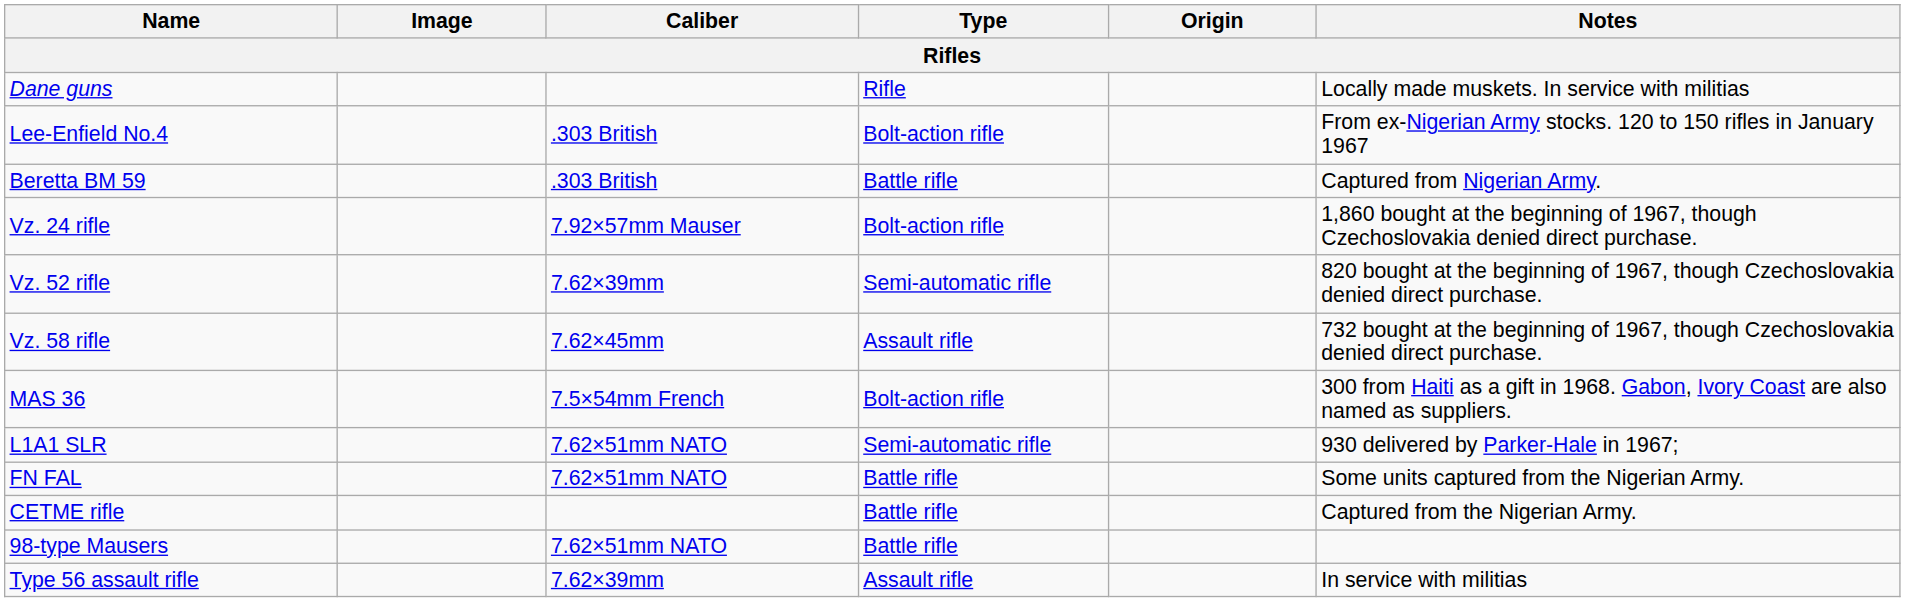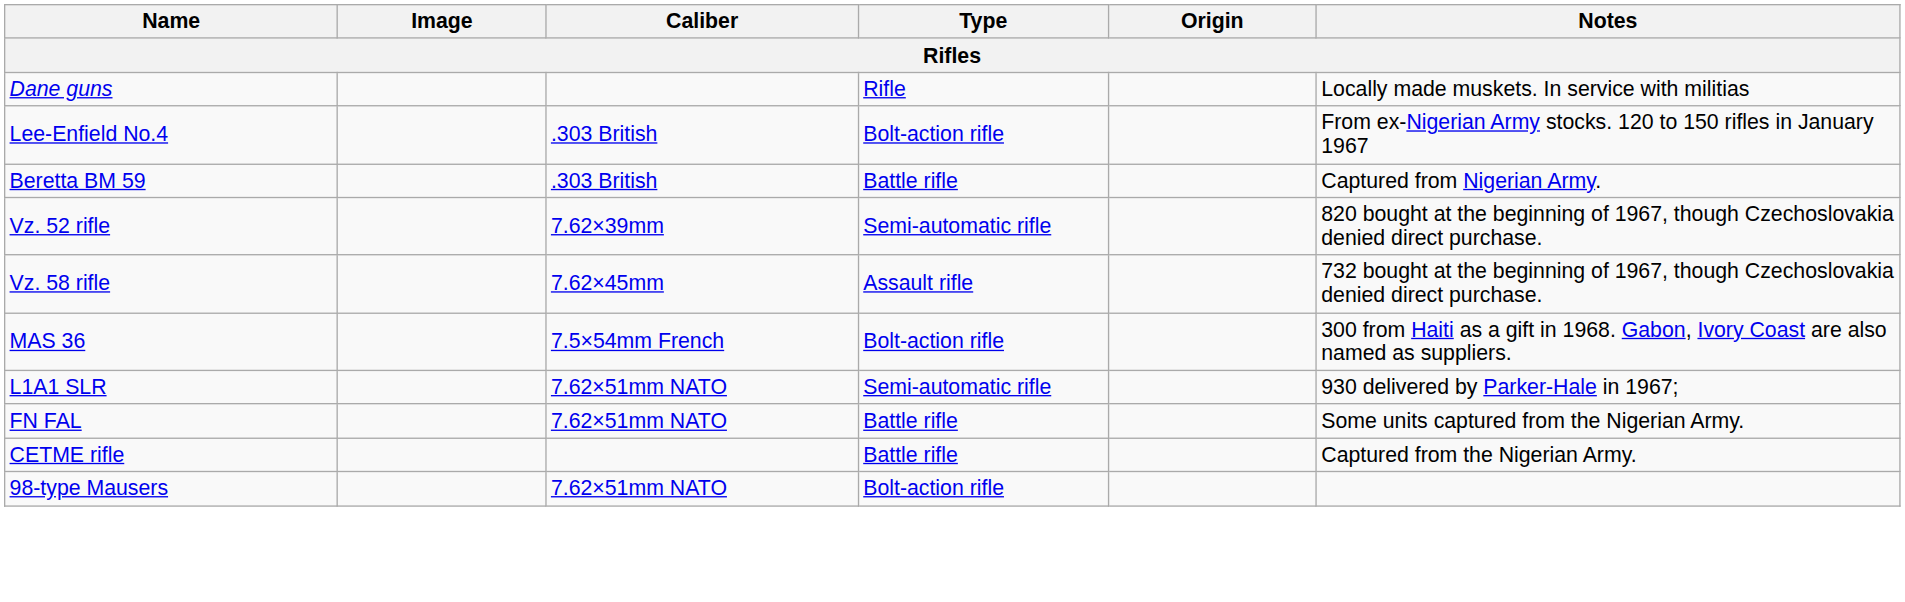- row: (60, 226)
(911, 546) Battle rifle -> (934, 488) Bolt-action rifle
- row: (104, 579)
